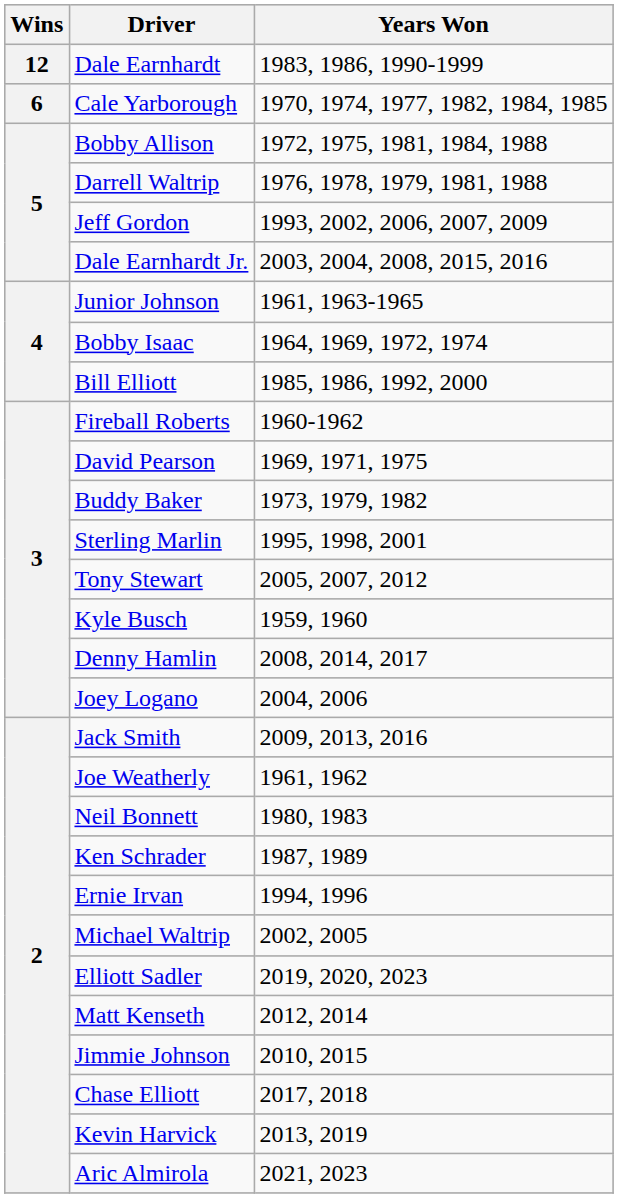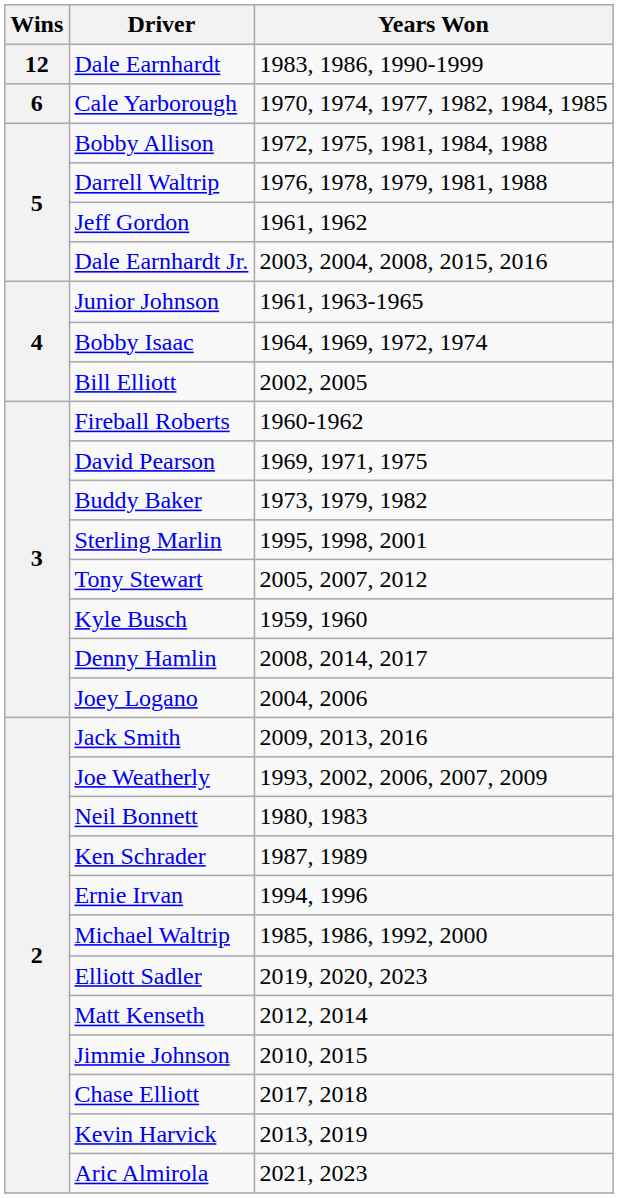(404, 222) 1993, 2002, 2006, 2007, 2009 -> (314, 222) 1961, 1962
(374, 380) 1985, 1986, 1992, 2000 -> (314, 380) 2002, 2005
(314, 776) 1961, 1962 -> (404, 776) 1993, 2002, 2006, 2007, 2009
(314, 935) 2002, 2005 -> (374, 935) 1985, 1986, 1992, 2000
